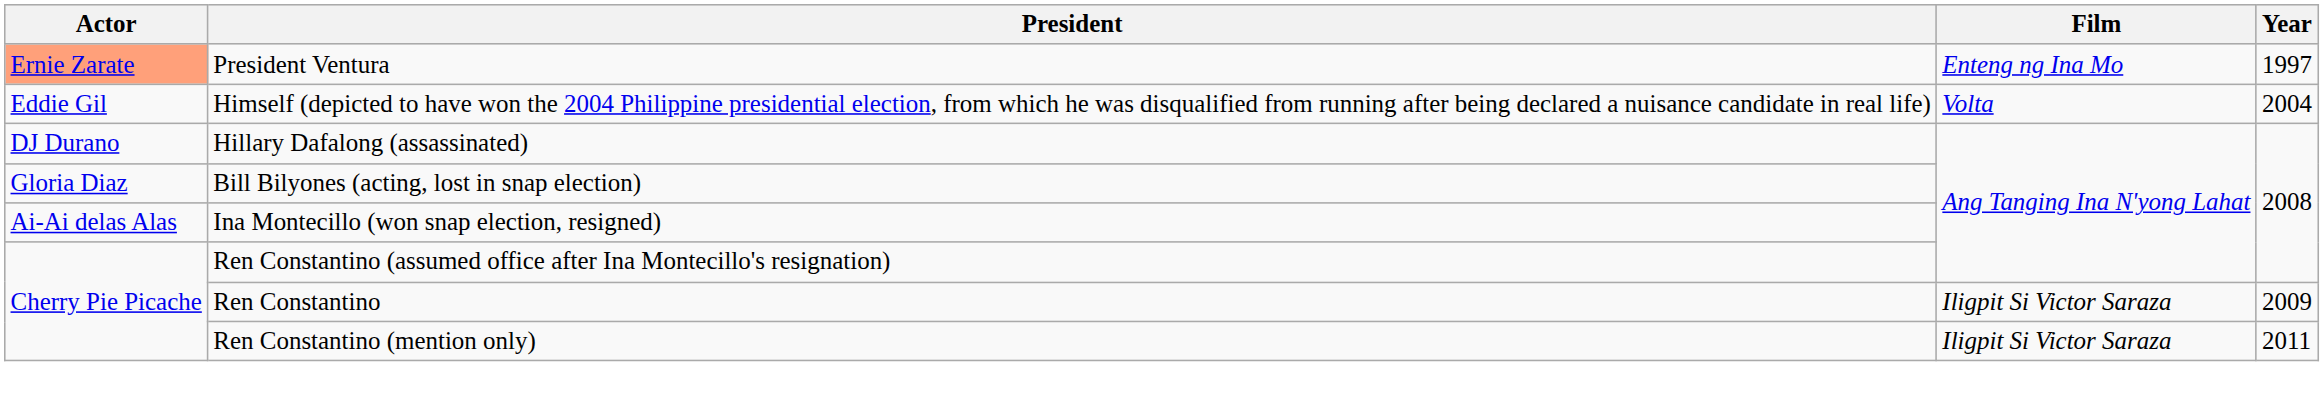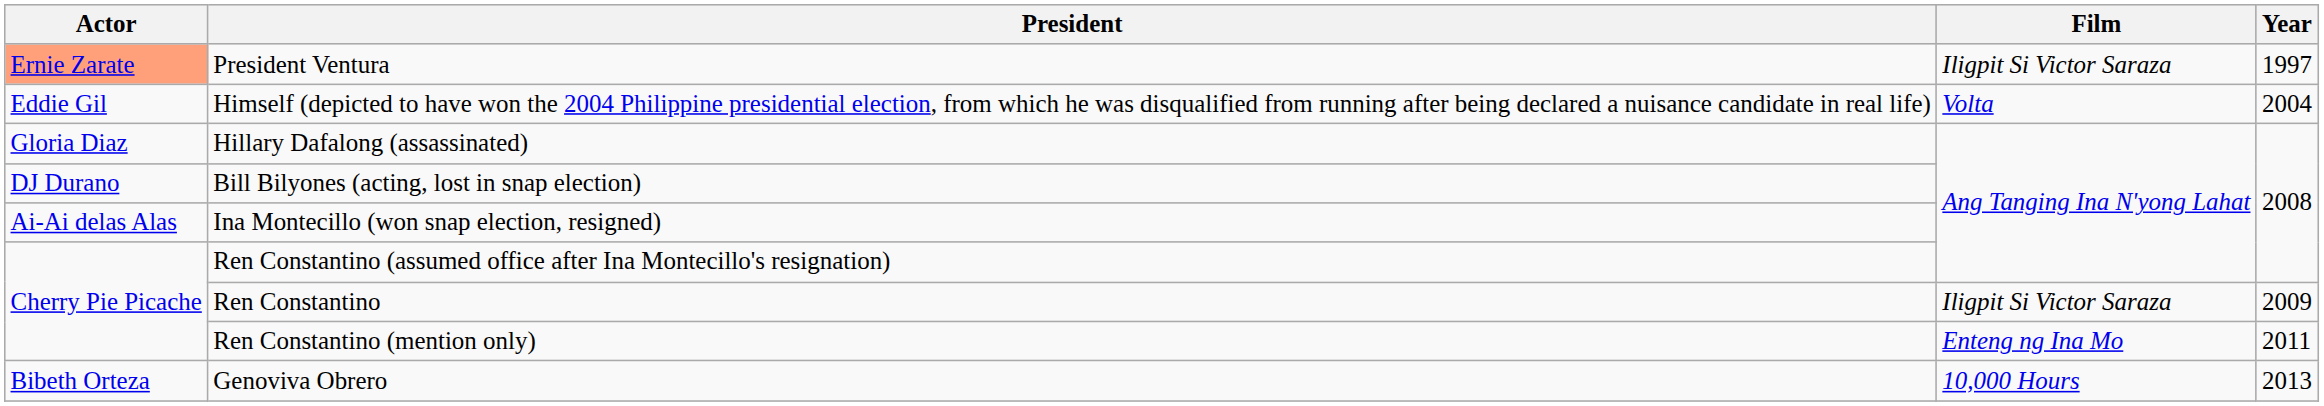(2033, 63) Enteng ng Ina Mo -> (2057, 63) Iligpit Si Victor Saraza
(65, 143) DJ Durano -> (69, 143) Gloria Diaz
(69, 182) Gloria Diaz -> (65, 182) DJ Durano
(2057, 340) Iligpit Si Victor Saraza -> (2033, 340) Enteng ng Ina Mo
+ row: (300, 380)
